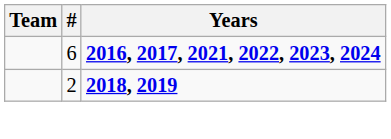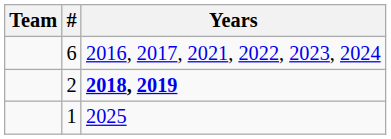(233, 52) bold -> (233, 52) normal
+ row: (72, 117)
